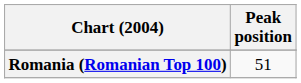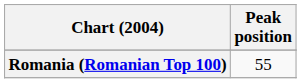(263, 63) 51 -> (263, 63) 55
